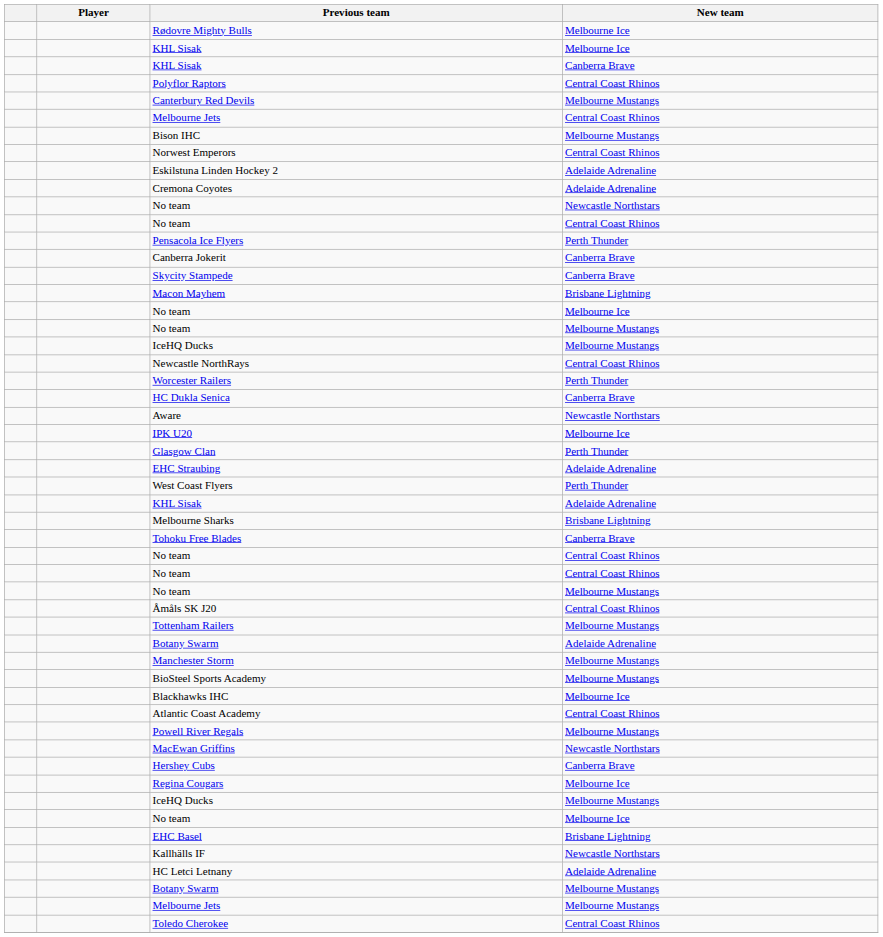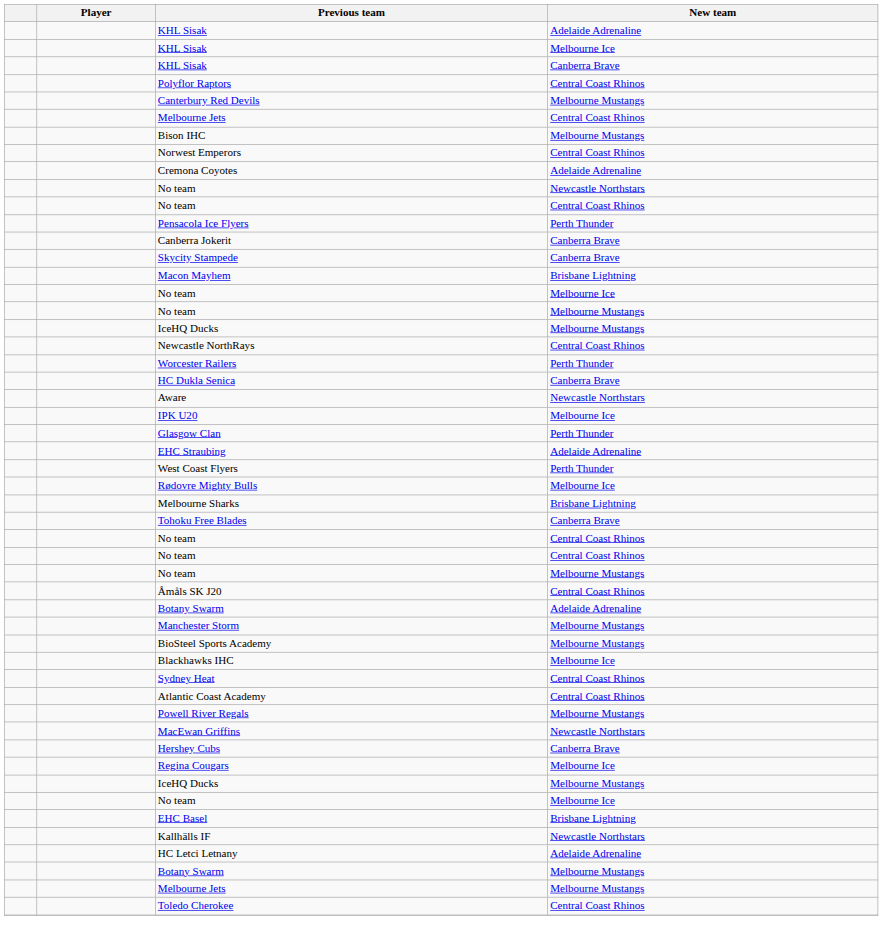rows swapped: (202, 30) <-> (177, 503)
- row: (215, 170)
- row: (193, 626)
+ row: (186, 678)
